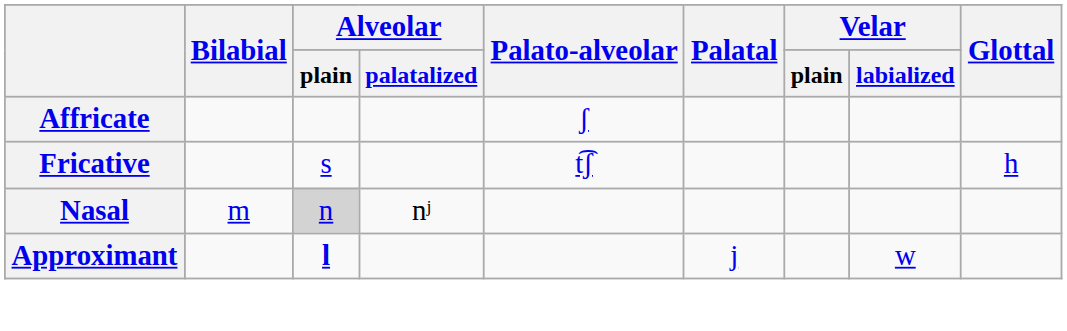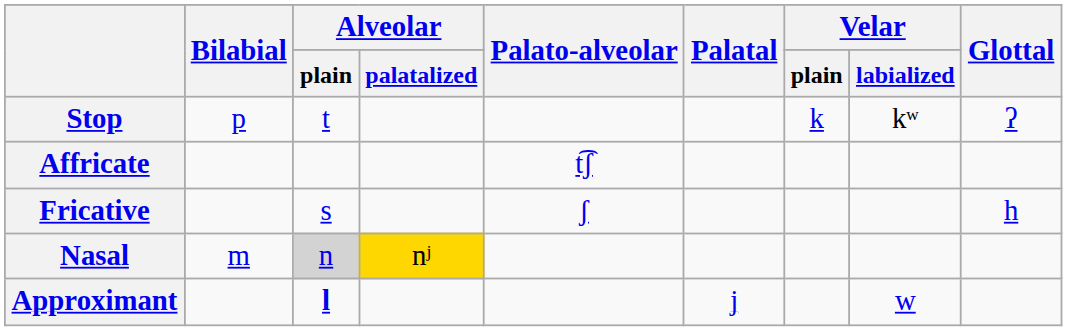+ row: (94, 118)
(584, 118) ʃ -> (584, 164) t͡ʃ
(584, 164) t͡ʃ -> (584, 210) ʃ
(421, 210) no background -> (421, 255) gold background
